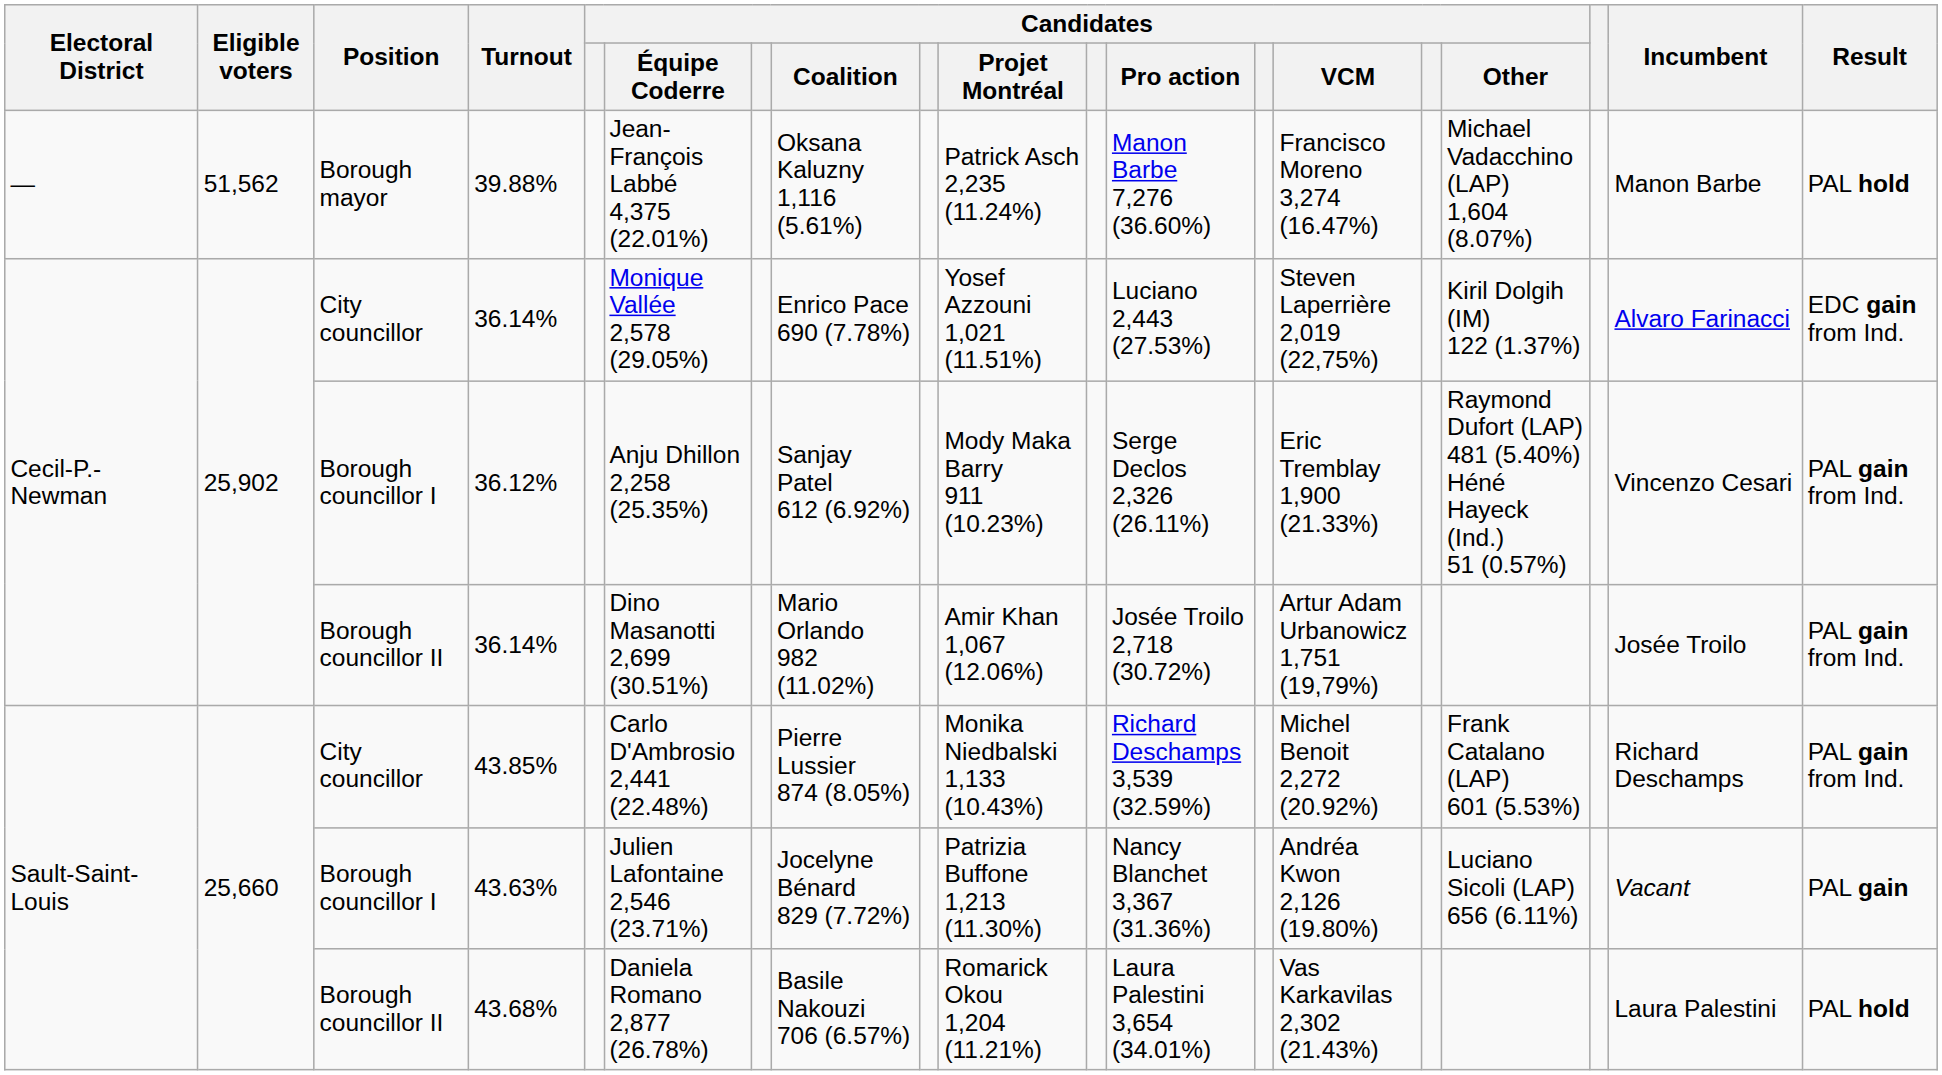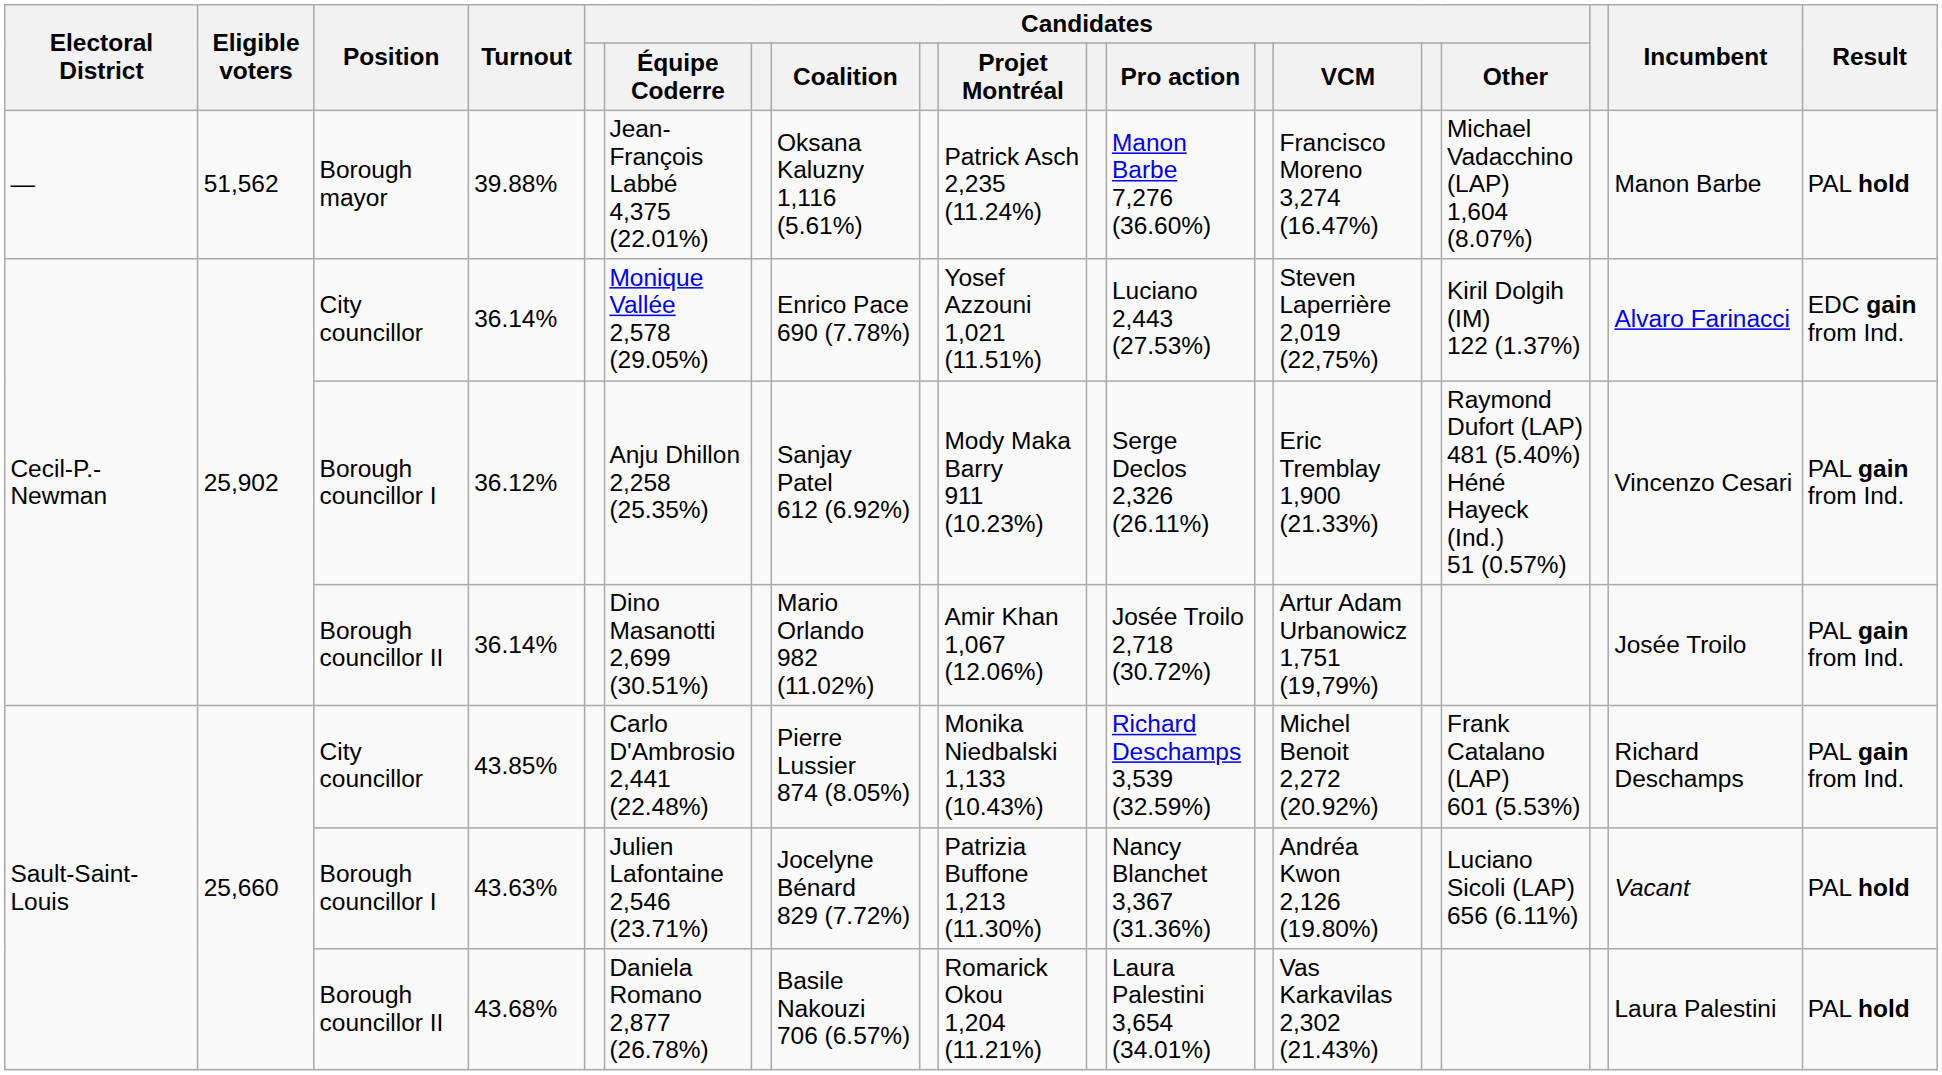(1858, 887) PAL gain -> (1859, 887) PAL hold
